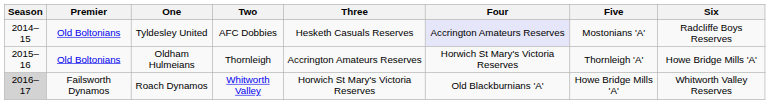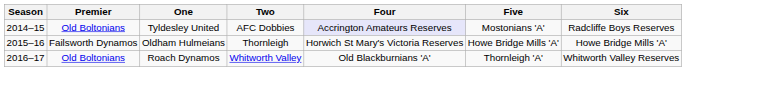- column: (355, 12)
(89, 59) Old Boltonians -> (93, 43) Failsworth Dynamos
(614, 59) Thornleigh 'A' -> (513, 43) Howe Bridge Mills 'A'
(25, 86) lightgrey background -> (26, 58) no background
(89, 86) Failsworth Dynamos -> (93, 58) Old Boltonians
(614, 86) Howe Bridge Mills 'A' -> (513, 58) Thornleigh 'A'
